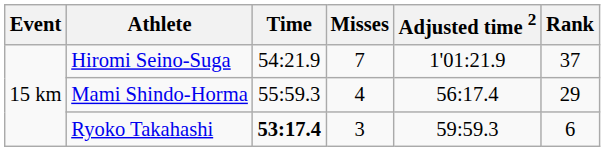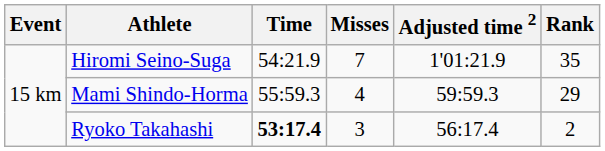(570, 61) 37 -> (570, 61) 35
(467, 95) 56:17.4 -> (467, 95) 59:59.3
(467, 129) 59:59.3 -> (467, 129) 56:17.4
(570, 129) 6 -> (570, 129) 2
